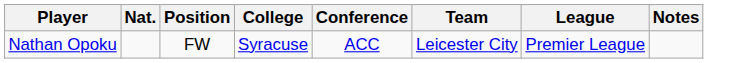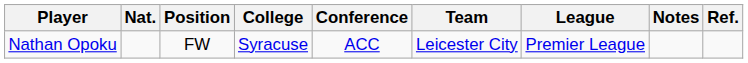+ column: (723, 17)
